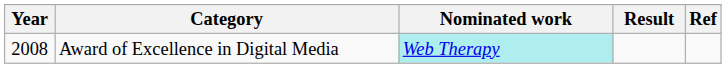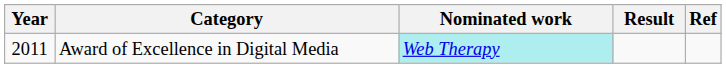(30, 48) 2008 -> (30, 48) 2011
